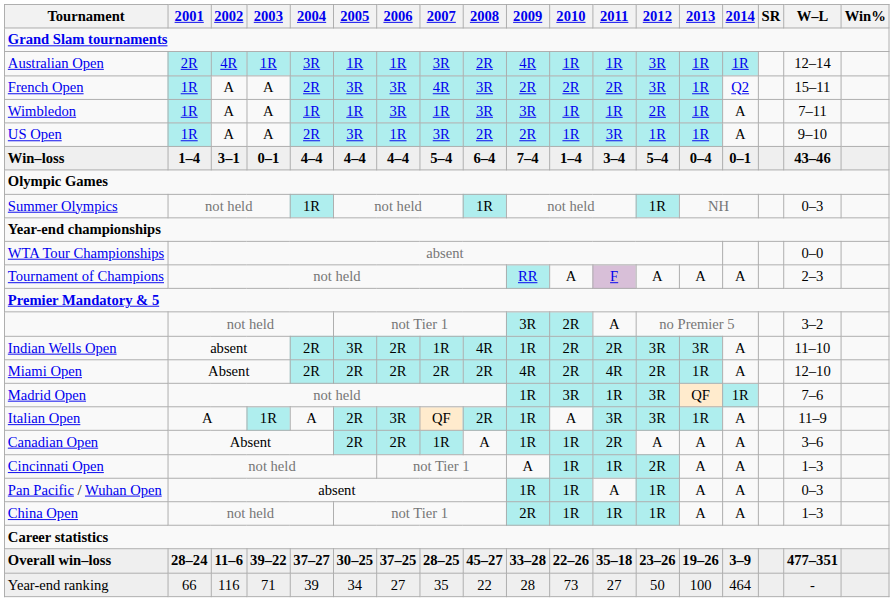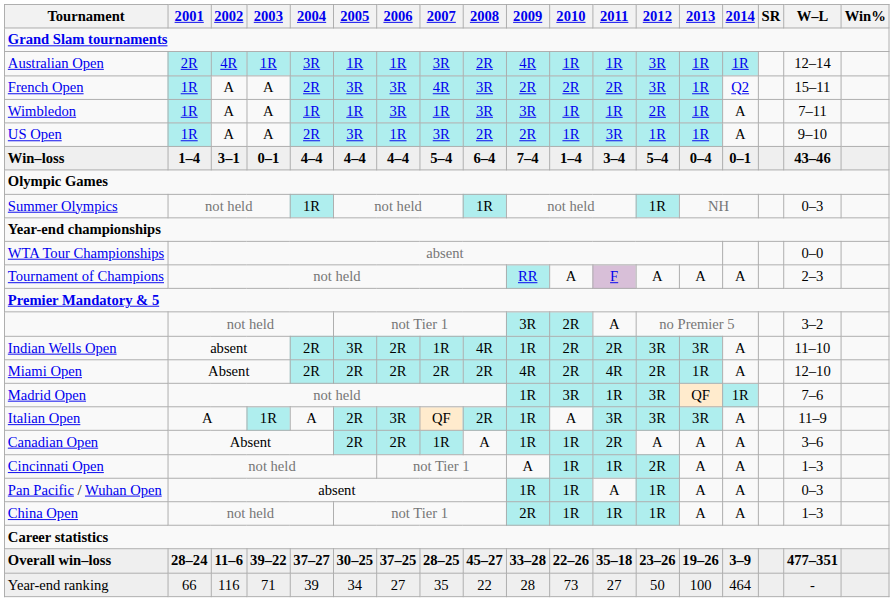(701, 418) 1R -> (701, 418) 3R
